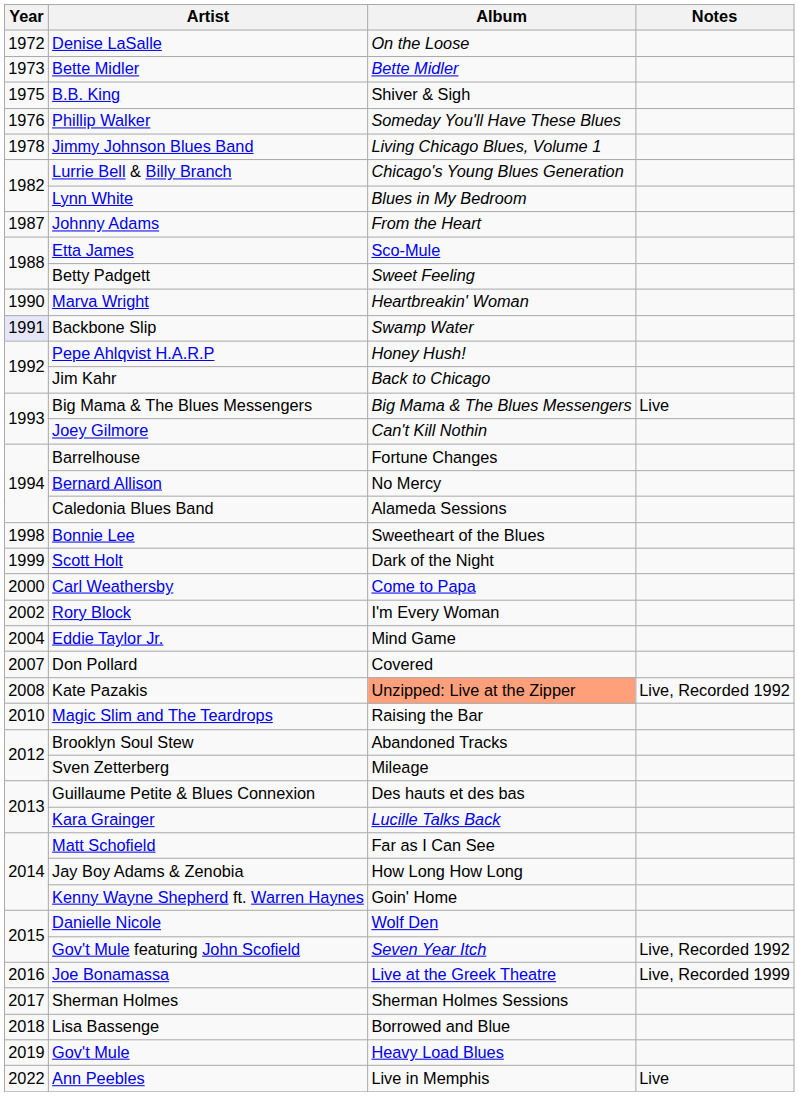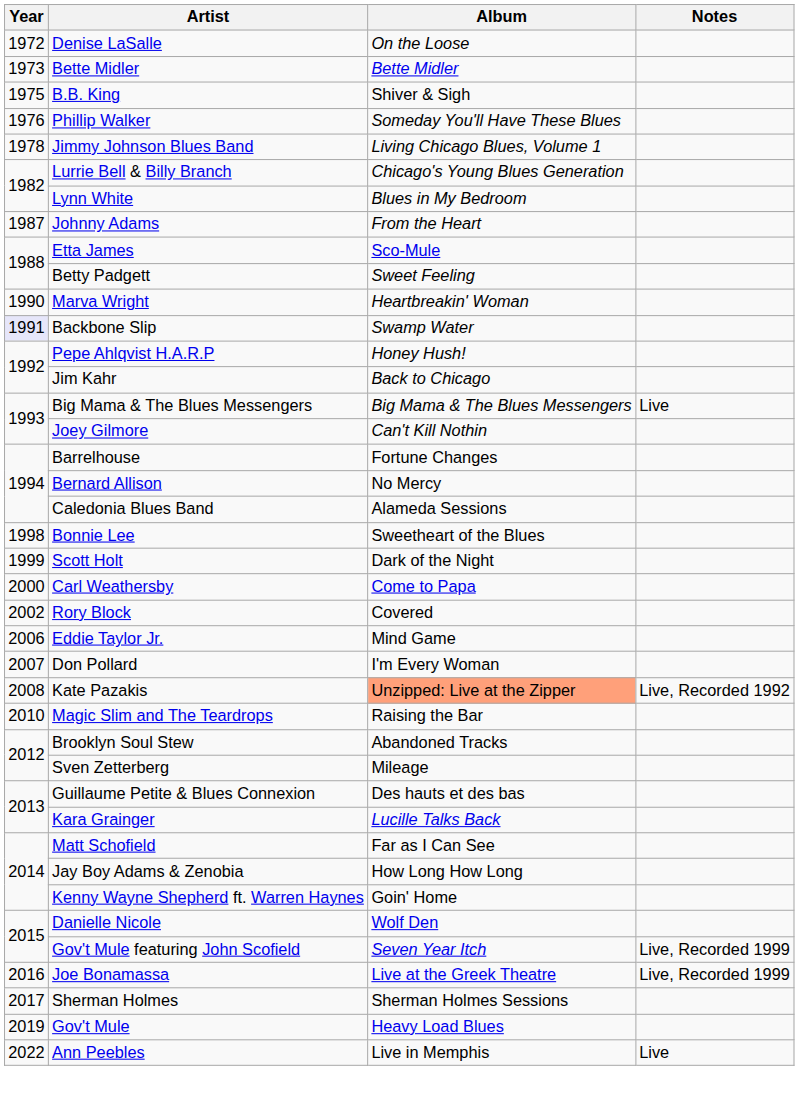(435, 612) I'm Every Woman -> (402, 612) Covered
(26, 638) 2004 -> (26, 638) 2006
(402, 664) Covered -> (435, 664) I'm Every Woman
(715, 949) Live, Recorded 1992 -> (715, 949) Live, Recorded 1999
- row: (106, 1026)
